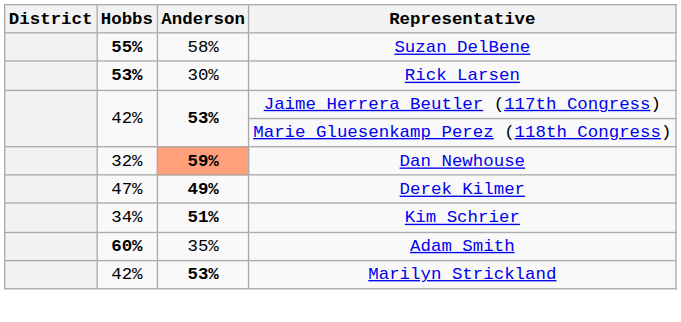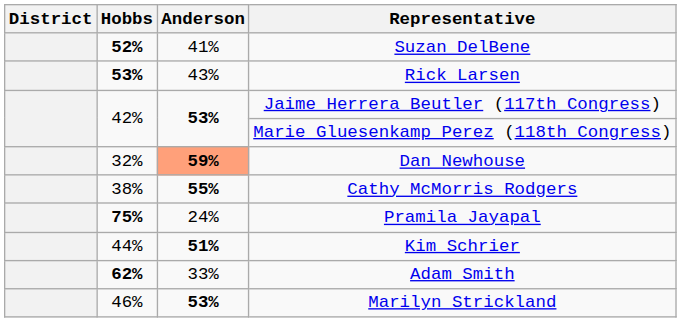(127, 47) 55% -> (127, 47) 52%
(203, 47) 58% -> (203, 47) 41%
(203, 76) 30% -> (203, 76) 43%
+ row: (462, 189)
- row: (462, 189)
+ row: (462, 218)
(127, 218) 34% -> (127, 246) 44%
(127, 246) 60% -> (127, 274) 62%
(203, 246) 35% -> (203, 274) 33%
(127, 274) 42% -> (127, 303) 46%
